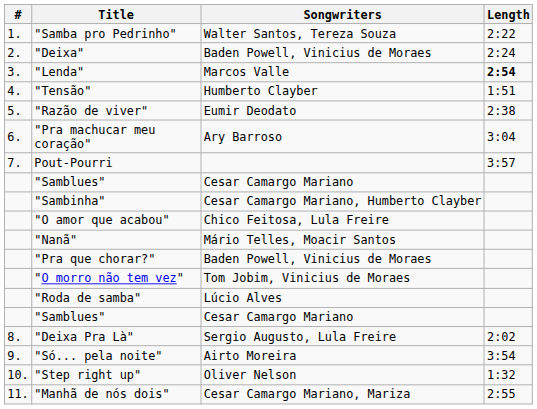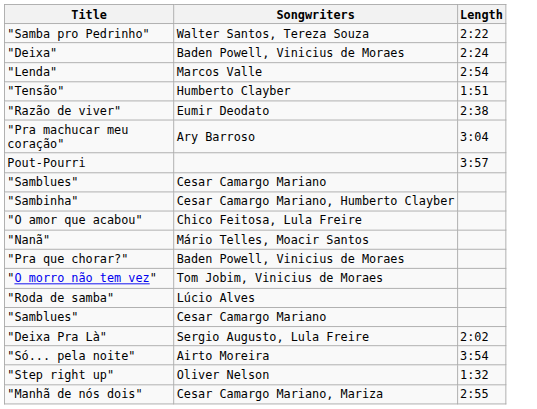- column: (18, 14)
(501, 72) bold -> (474, 72) normal
